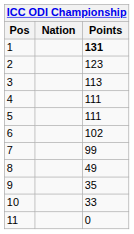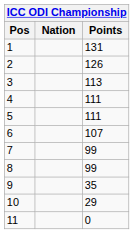(94, 47) bold -> (94, 47) normal
(94, 64) 123 -> (94, 64) 126
(94, 133) 102 -> (94, 133) 107
(91, 168) 49 -> (91, 168) 99
(91, 202) 33 -> (91, 202) 29
